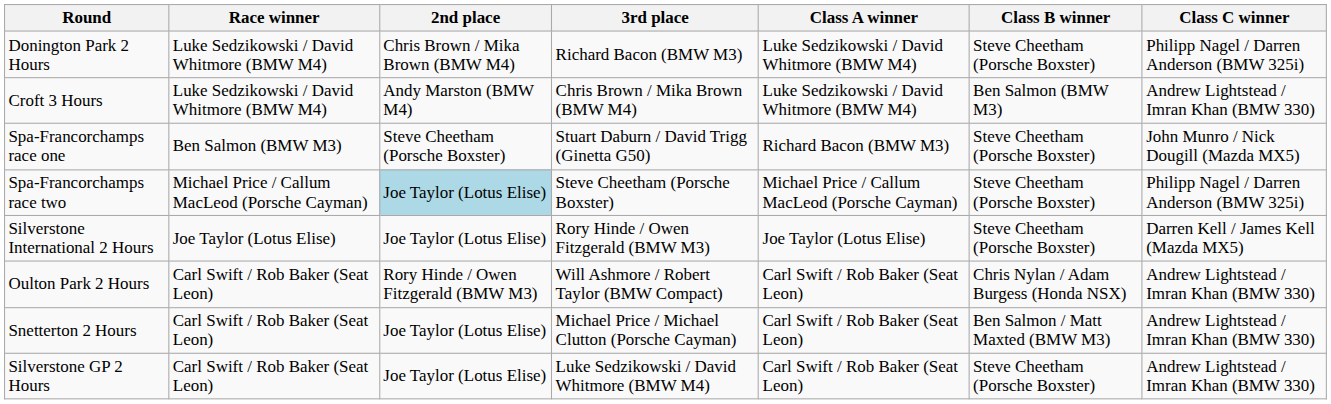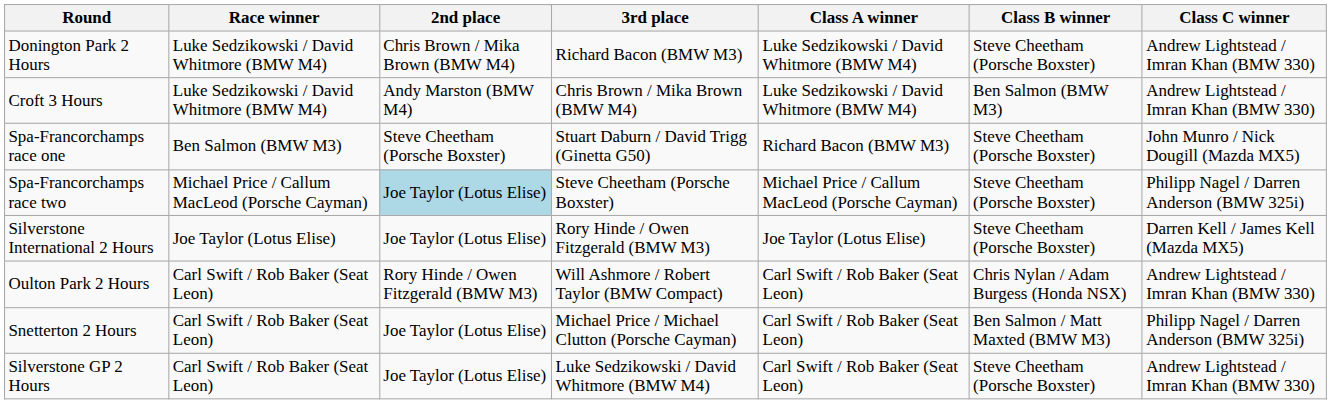(1225, 54) Philipp Nagel / Darren Anderson (BMW 325i) -> (1231, 54) Andrew Lightstead / Imran Khan (BMW 330)
(1231, 330) Andrew Lightstead / Imran Khan (BMW 330) -> (1225, 330) Philipp Nagel / Darren Anderson (BMW 325i)
